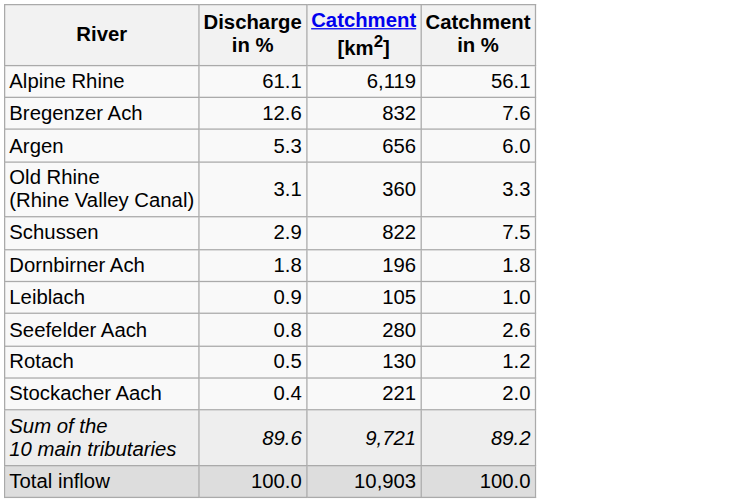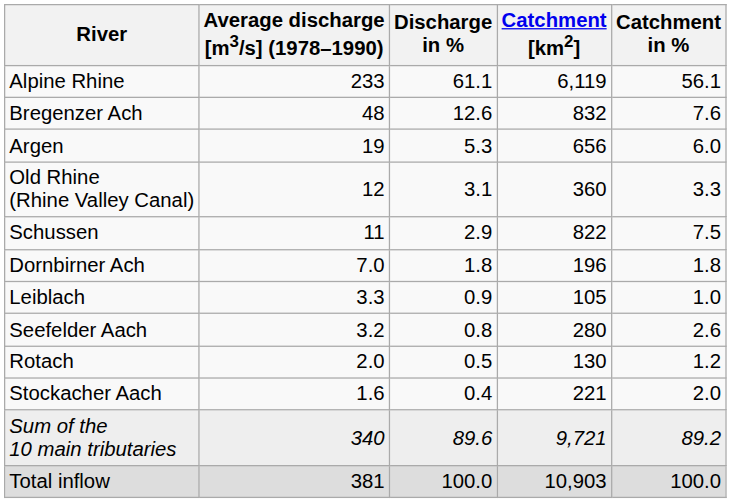+ column: (294, 34)
